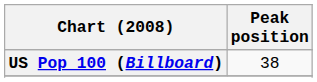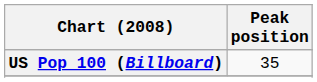(270, 63) 38 -> (270, 63) 35
